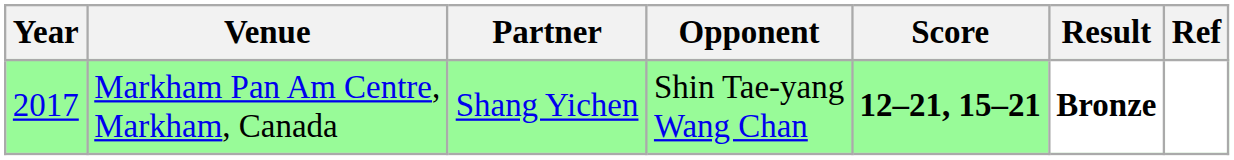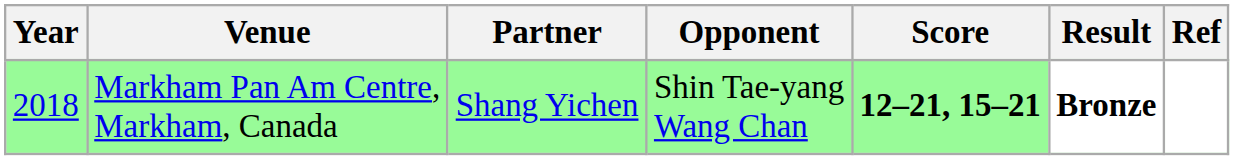(46, 105) 2017 -> (46, 105) 2018
